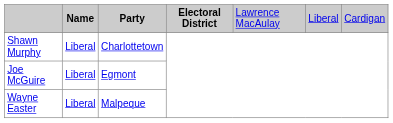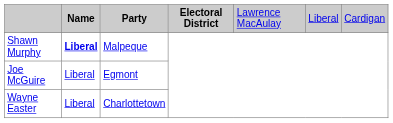(80, 47) normal -> (81, 47) bold
(132, 47) Charlottetown -> (125, 47) Malpeque
(123, 103) Malpeque -> (134, 103) Charlottetown
